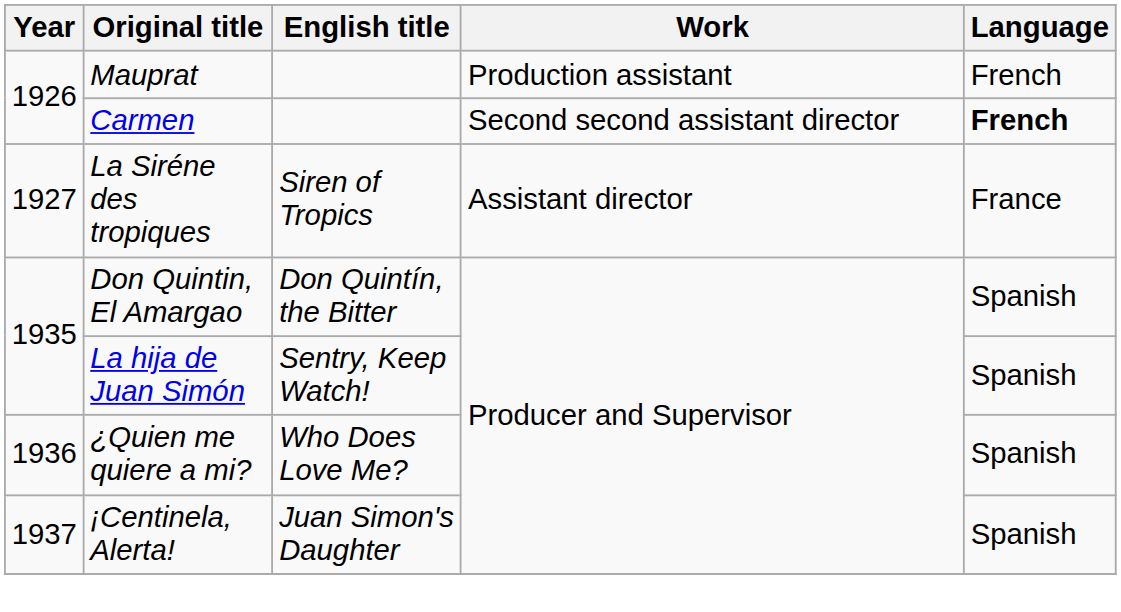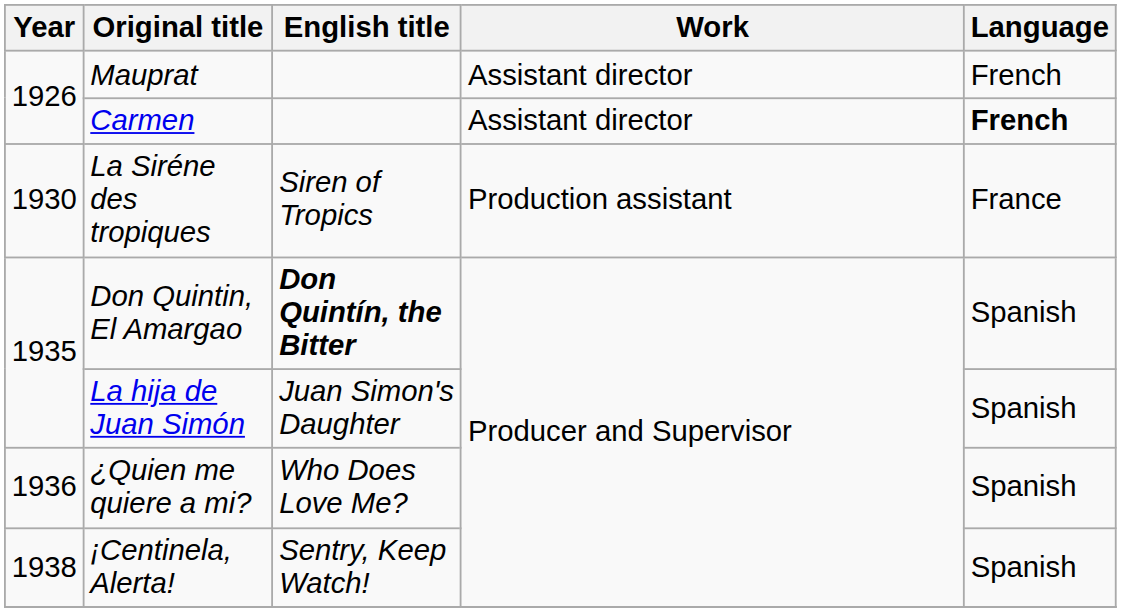(600, 74) Production assistant -> (580, 74) Assistant director
(684, 120) Second second assistant director -> (580, 120) Assistant director
(44, 199) 1927 -> (44, 199) 1930
(580, 199) Assistant director -> (600, 199) Production assistant
(361, 295) normal -> (360, 312) bold
(363, 375) Sentry, Keep Watch! -> (367, 408) Juan Simon's Daughter
(44, 533) 1937 -> (44, 566) 1938
(367, 533) Juan Simon's Daughter -> (363, 566) Sentry, Keep Watch!
